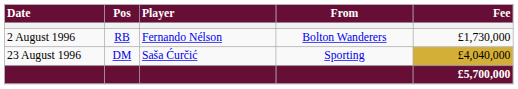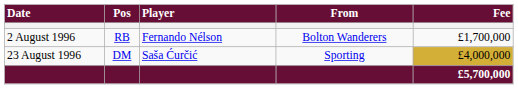(484, 37) £1,730,000 -> (484, 37) £1,700,000
(484, 56) £4,040,000 -> (484, 56) £4,000,000
